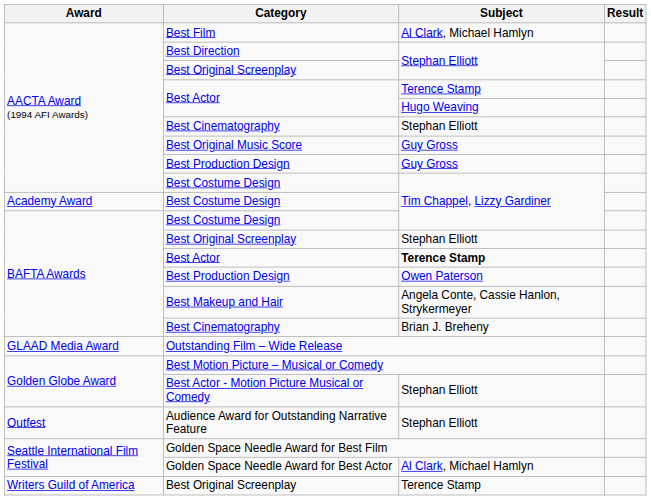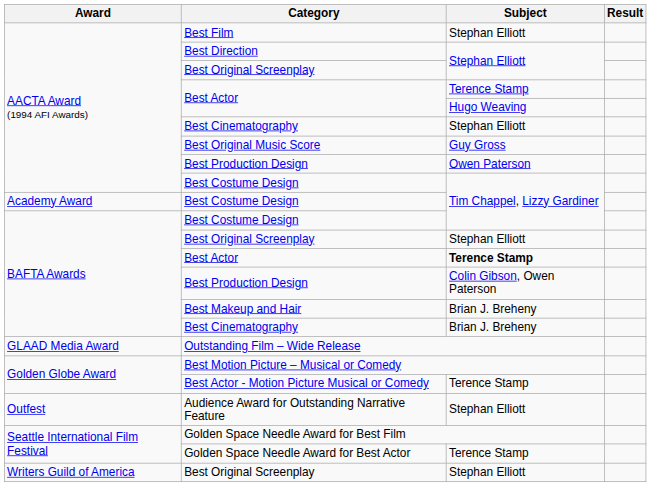(467, 32) Al Clark, Michael Hamlyn -> (487, 32) Stephan Elliott
(430, 164) Guy Gross -> (490, 164) Owen Paterson
(442, 276) Owen Paterson -> (502, 283) Colin Gibson, Owen Paterson
(481, 302) Angela Conte, Cassie Hanlon, Strykermeyer -> (493, 308) Brian J. Breheny
(439, 390) Stephan Elliott -> (489, 383) Terence Stamp
(467, 466) Al Clark, Michael Hamlyn -> (489, 453) Terence Stamp
(441, 485) Terence Stamp -> (487, 472) Stephan Elliott
